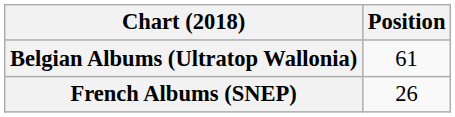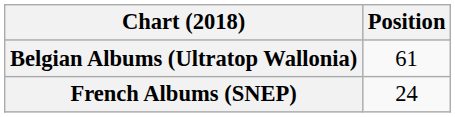(407, 93) 26 -> (407, 93) 24
